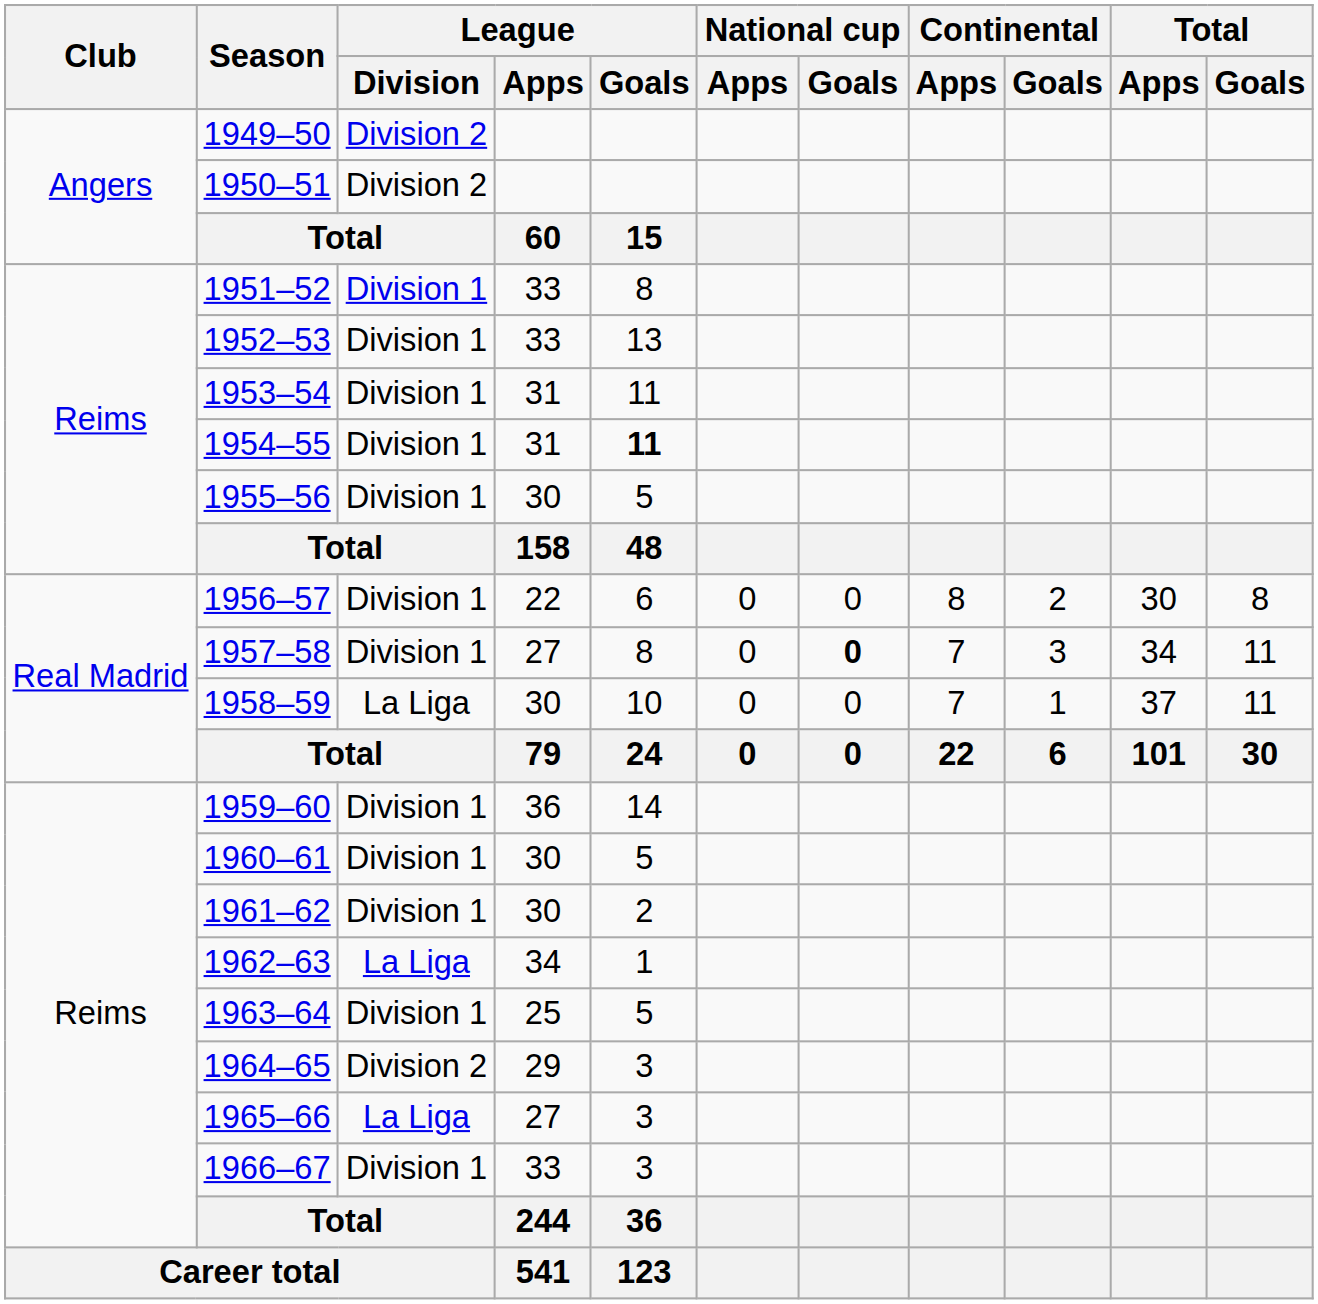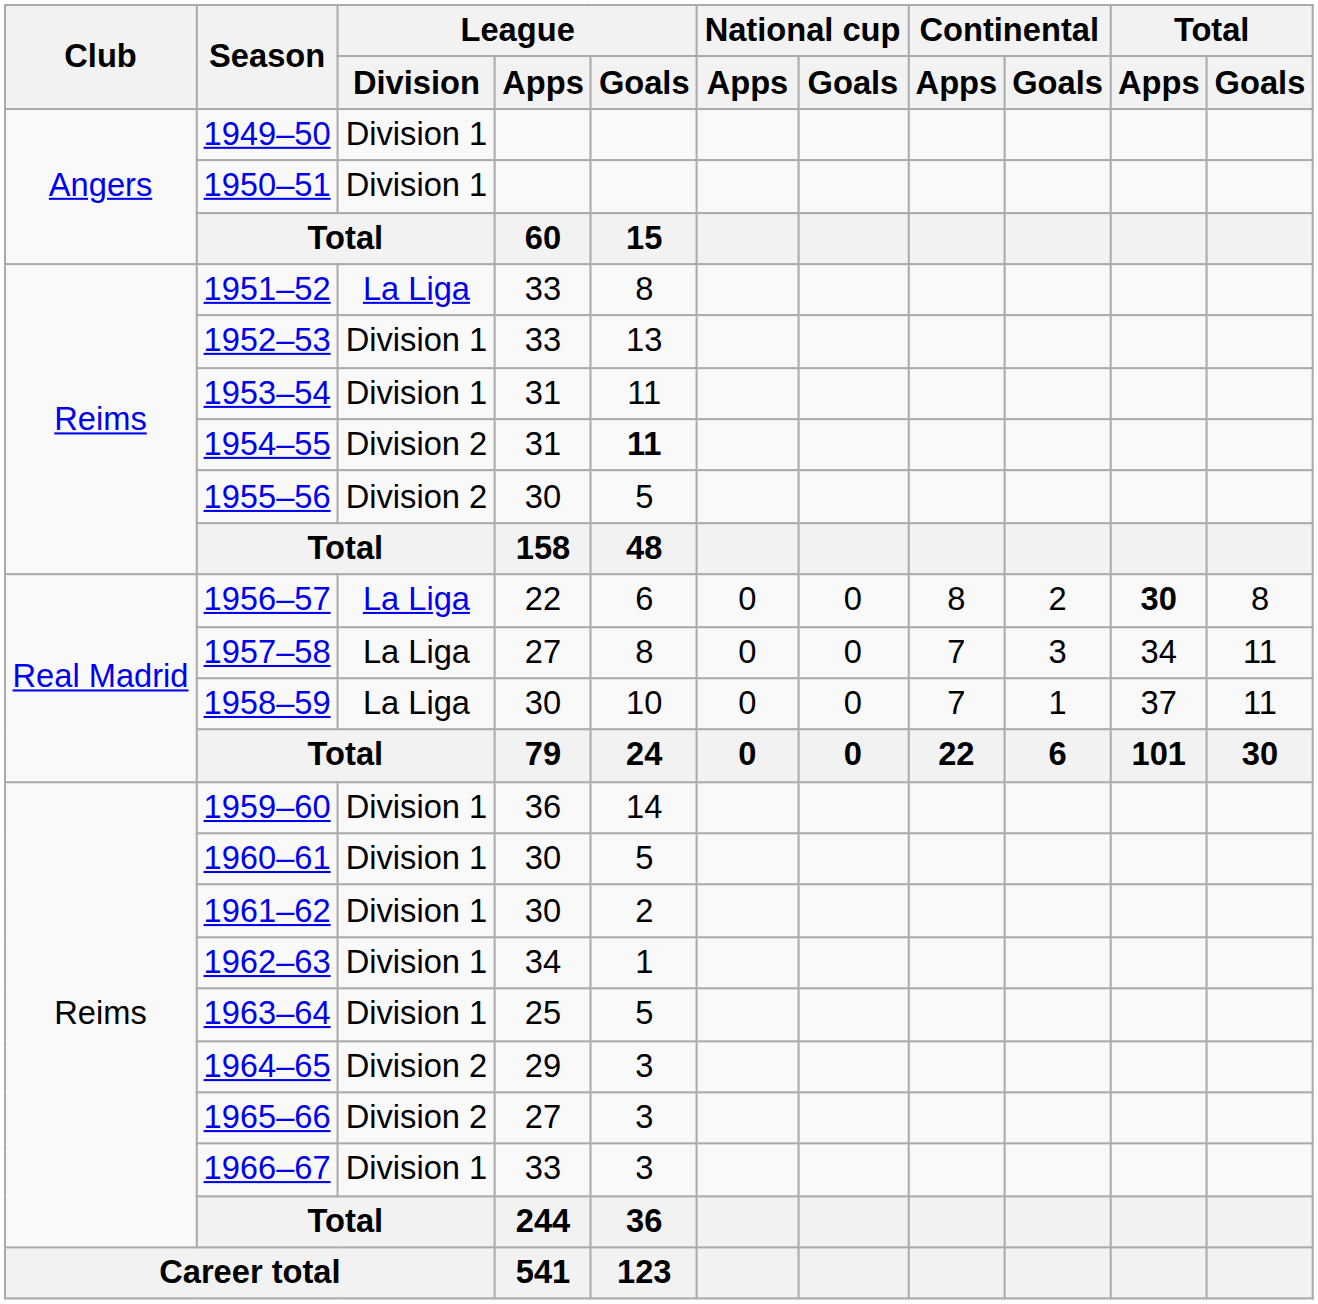(416, 133) Division 2 -> (416, 133) Division 1
(416, 185) Division 2 -> (416, 185) Division 1
(416, 289) Division 1 -> (416, 289) La Liga
(416, 444) Division 1 -> (416, 444) Division 2
(416, 496) Division 1 -> (416, 496) Division 2
(416, 599) Division 1 -> (416, 599) La Liga
(1159, 599) normal -> (1159, 599) bold
(416, 651) Division 1 -> (416, 651) La Liga
(853, 651) bold -> (853, 651) normal
(416, 962) La Liga -> (416, 962) Division 1
(416, 1117) La Liga -> (416, 1117) Division 2
